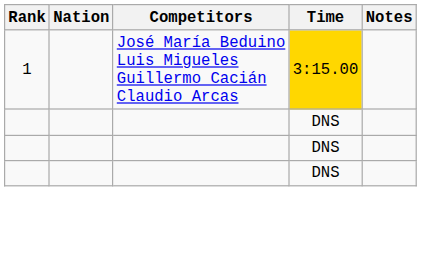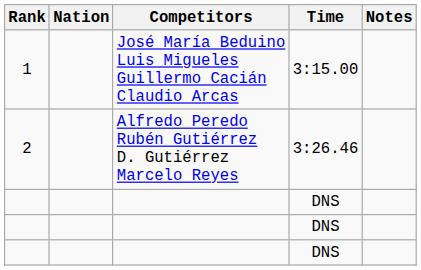(326, 70) gold background -> (326, 70) no background
+ row: (27, 149)
